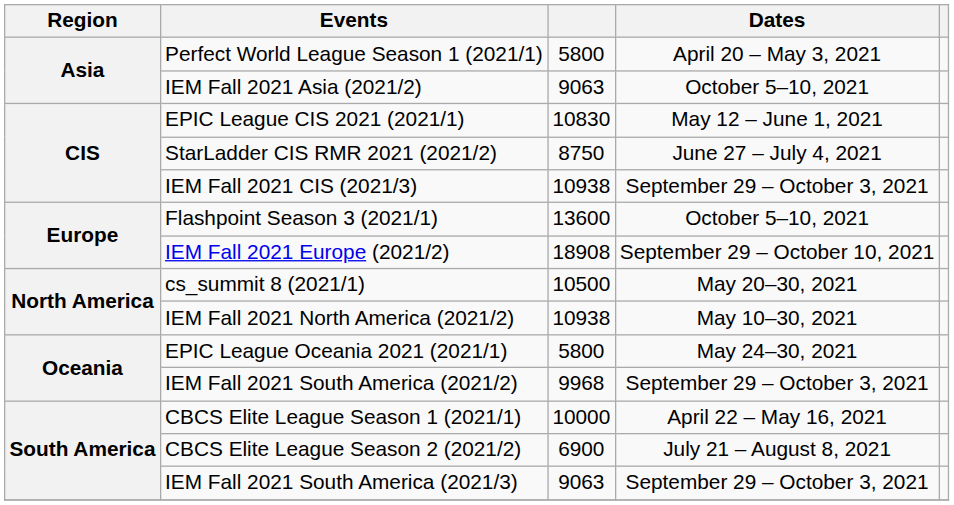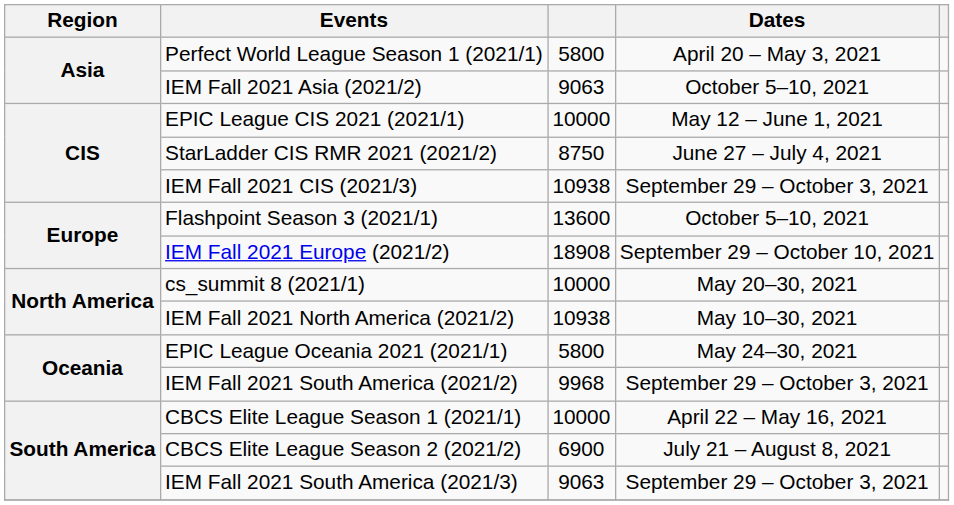(581, 119) 10830 -> (581, 119) 10000
(581, 284) 10500 -> (581, 284) 10000
